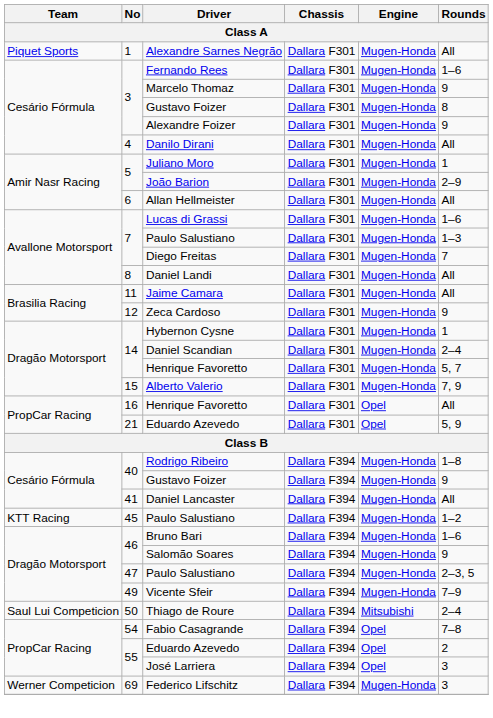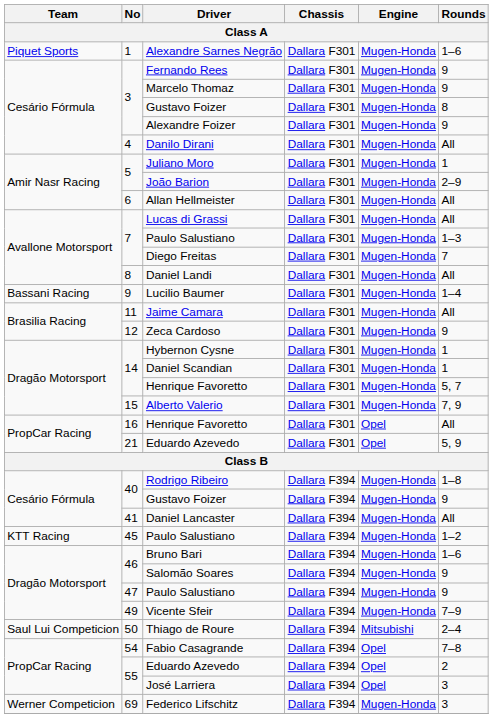(448, 51) All -> (451, 51) 1–6
(451, 69) 1–6 -> (445, 69) 9
(451, 219) 1–6 -> (448, 219) All
+ row: (128, 293)
(451, 349) 2–4 -> (445, 368) 1
(458, 573) 2–3, 5 -> (445, 592) 9
